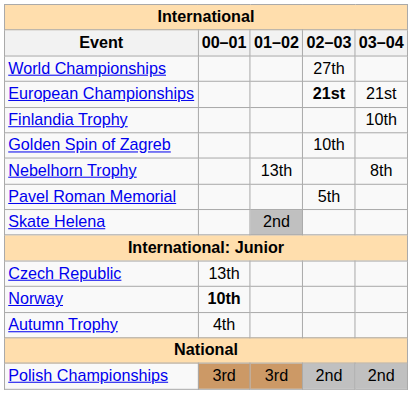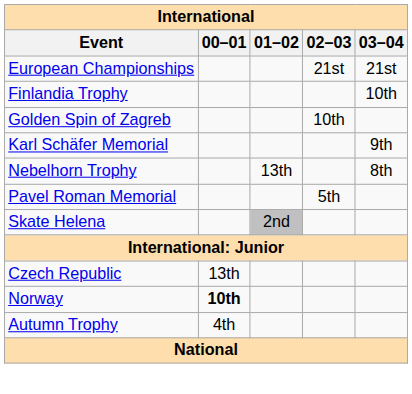- row: (87, 68)
(329, 94) bold -> (329, 68) normal
+ row: (88, 145)
- row: (88, 376)
